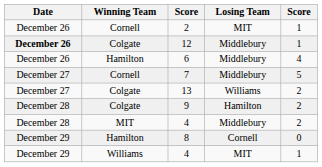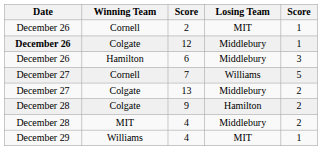(299, 59) 4 -> (299, 59) 3
(243, 75) Middlebury -> (243, 75) Williams
(243, 91) Williams -> (243, 91) Middlebury
- row: (125, 138)
